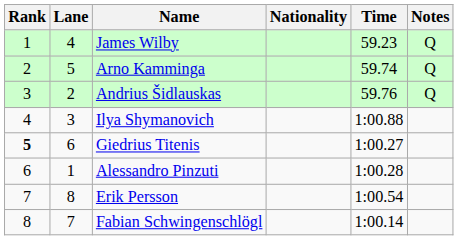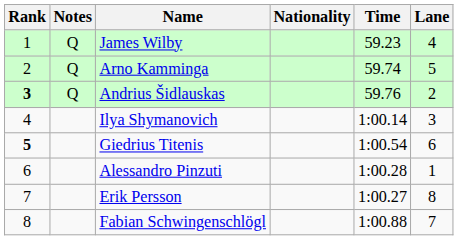columns swapped: (71, 17) <-> (430, 17)
(27, 94) normal -> (27, 94) bold
(379, 119) 1:00.88 -> (383, 119) 1:00.14
(379, 145) 1:00.27 -> (383, 145) 1:00.54
(379, 196) 1:00.54 -> (383, 196) 1:00.27
(379, 222) 1:00.14 -> (383, 222) 1:00.88
